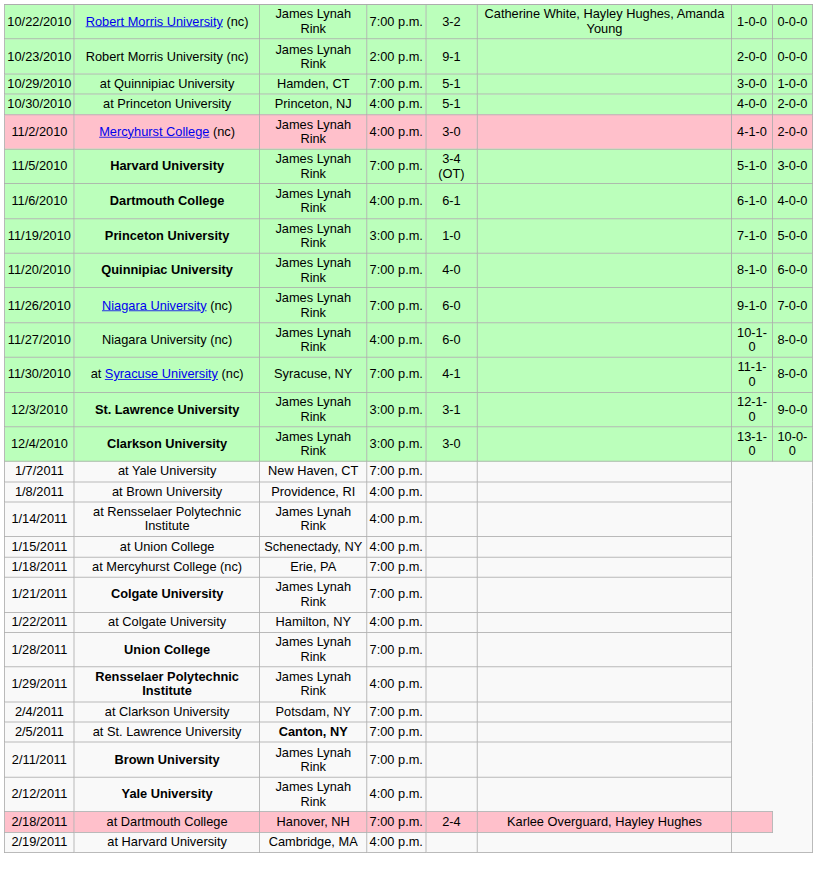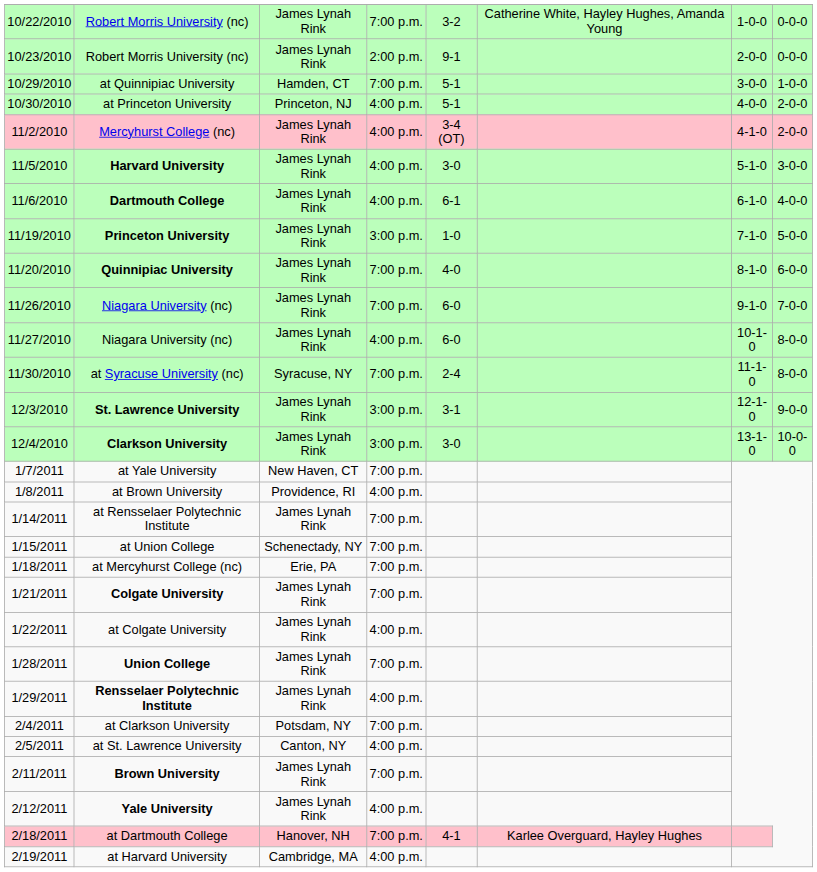(451, 131) 3-0 -> (451, 131) 3-4 (OT)
(396, 166) 7:00 p.m. -> (396, 166) 4:00 p.m.
(451, 166) 3-4 (OT) -> (451, 166) 3-0
(451, 374) 4-1 -> (451, 374) 2-4
(396, 519) 4:00 p.m. -> (396, 519) 7:00 p.m.
(396, 546) 4:00 p.m. -> (396, 546) 7:00 p.m.
(313, 622) Hamilton, NY -> (313, 629) James Lynah Rink
(313, 732) bold -> (313, 746) normal
(396, 732) 7:00 p.m. -> (396, 746) 4:00 p.m.
(451, 821) 2-4 -> (451, 836) 4-1
